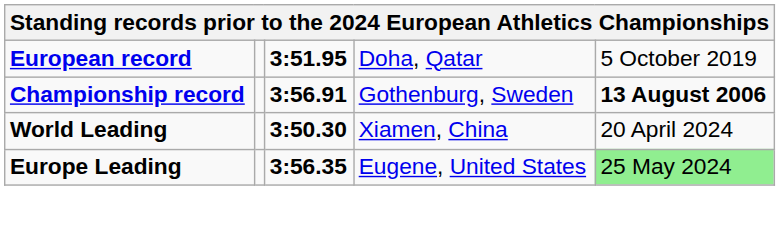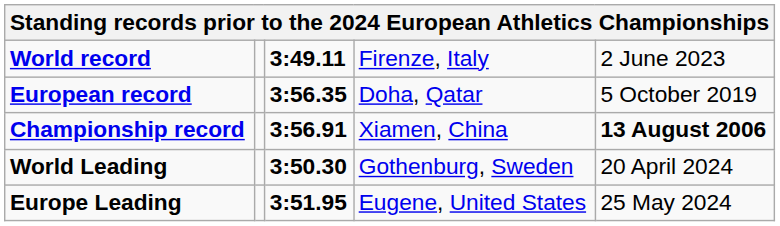+ row: (80, 58)
(308, 58) 3:51.95 -> (308, 94) 3:56.35
(466, 94) Gothenburg, Sweden -> (433, 130) Xiamen, China
(433, 130) Xiamen, China -> (466, 166) Gothenburg, Sweden
(308, 166) 3:56.35 -> (308, 202) 3:51.95
(666, 166) lightgreen background -> (666, 202) no background
